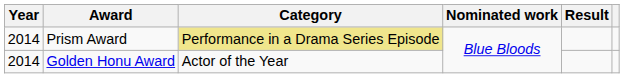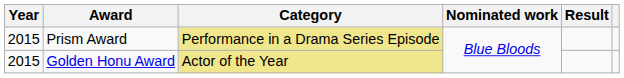(24, 38) 2014 -> (24, 38) 2015
(24, 61) 2014 -> (24, 61) 2015
(235, 61) no background -> (235, 61) khaki background
